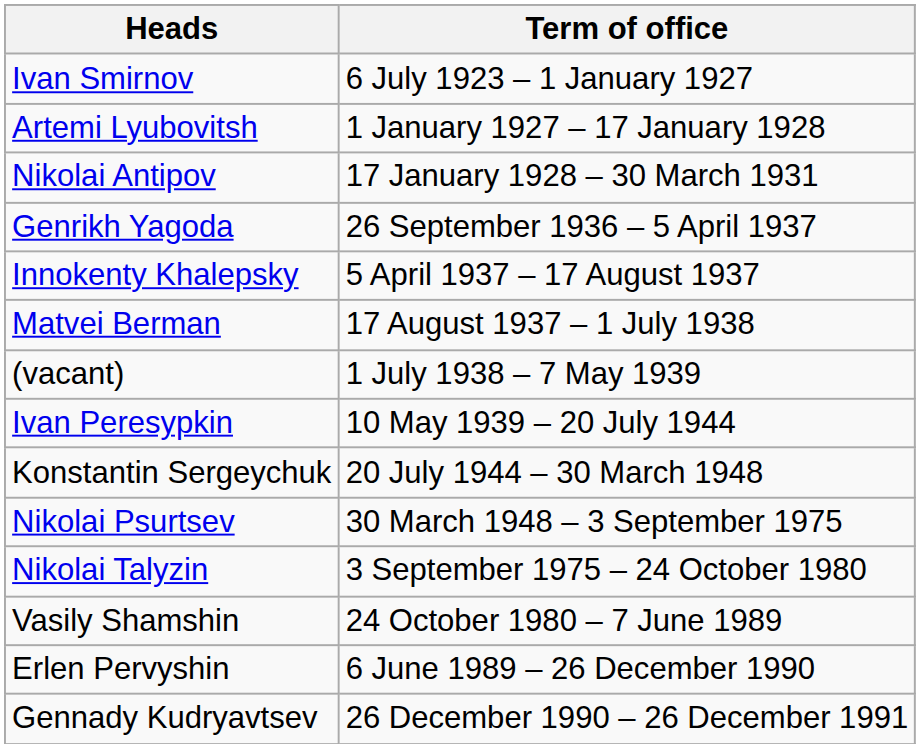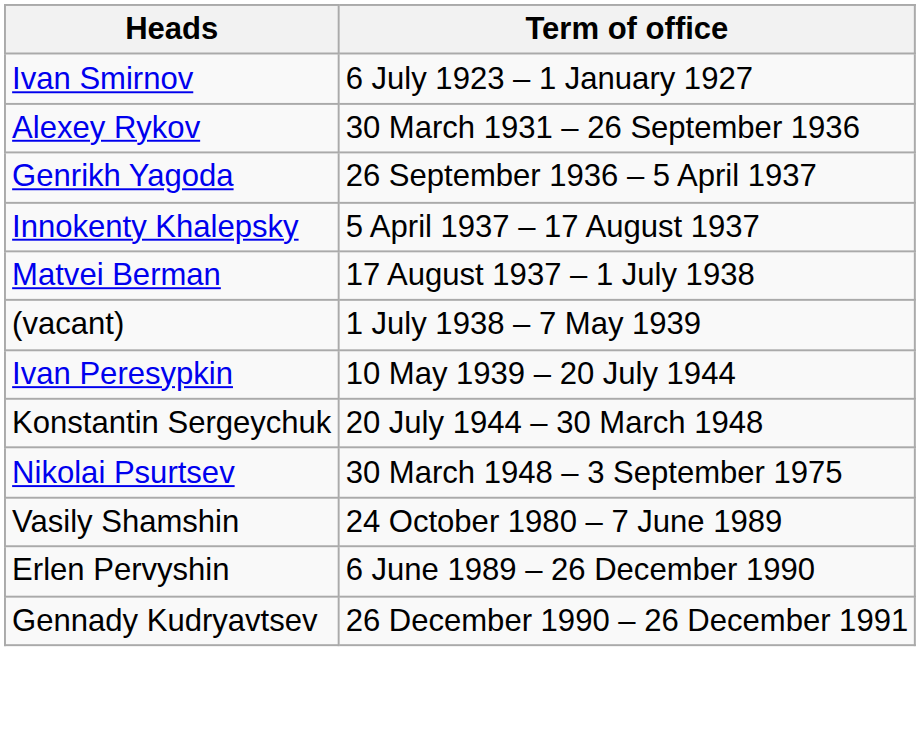- row: (135, 127)
- row: (114, 176)
+ row: (106, 127)
- row: (110, 570)
